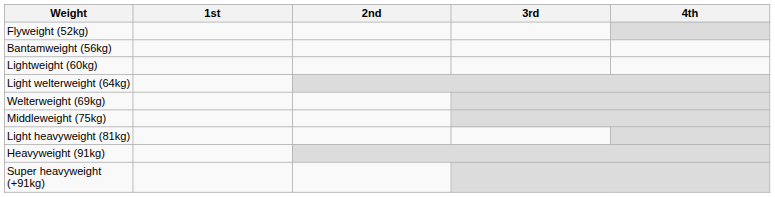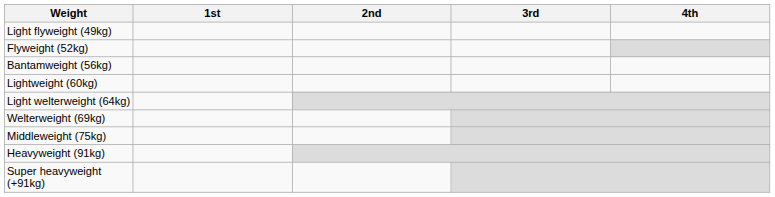+ row: (59, 31)
- row: (69, 136)
